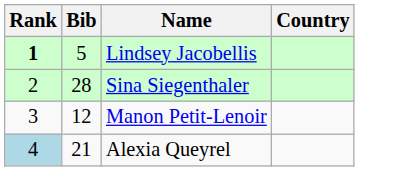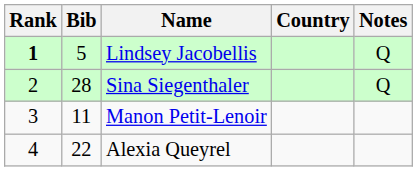+ column: (383, 20)
(81, 117) 12 -> (81, 117) 11
(33, 149) lightblue background -> (33, 149) no background
(81, 149) 21 -> (81, 149) 22
